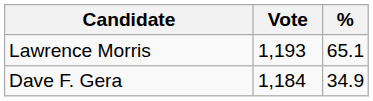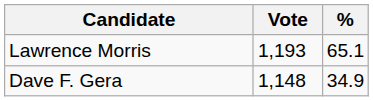(282, 80) 1,184 -> (282, 80) 1,148
